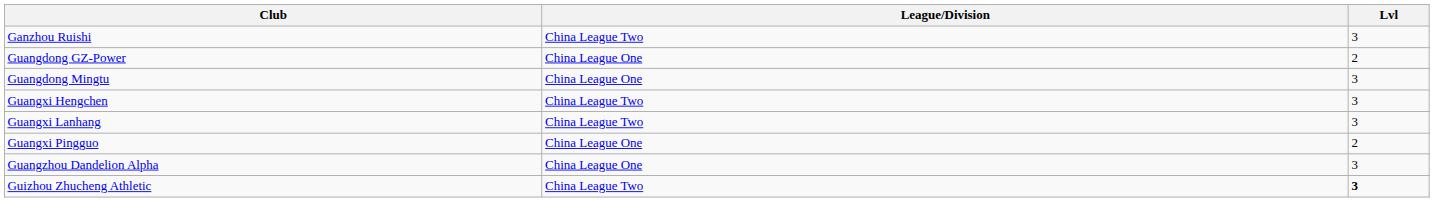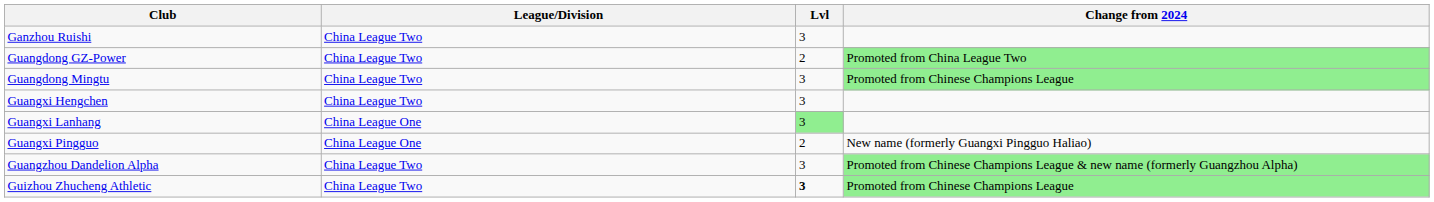+ column: (1136, 15)
(594, 58) China League One -> (373, 58) China League Two
(594, 79) China League One -> (373, 79) China League Two
(594, 122) China League Two -> (373, 122) China League One
(1355, 122) no background -> (802, 122) lightgreen background
(594, 165) China League One -> (373, 165) China League Two
